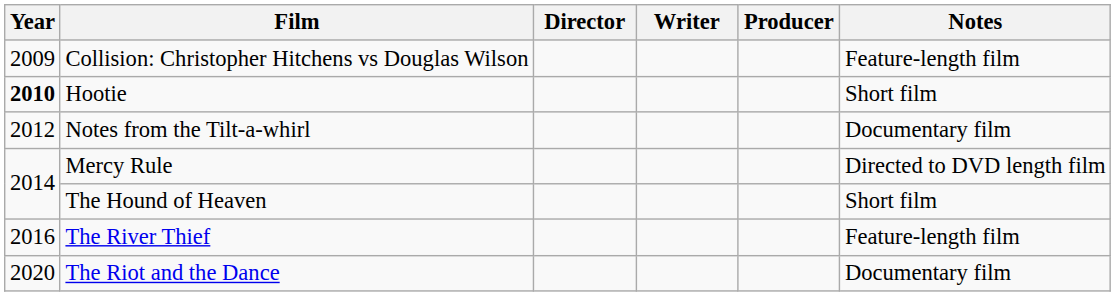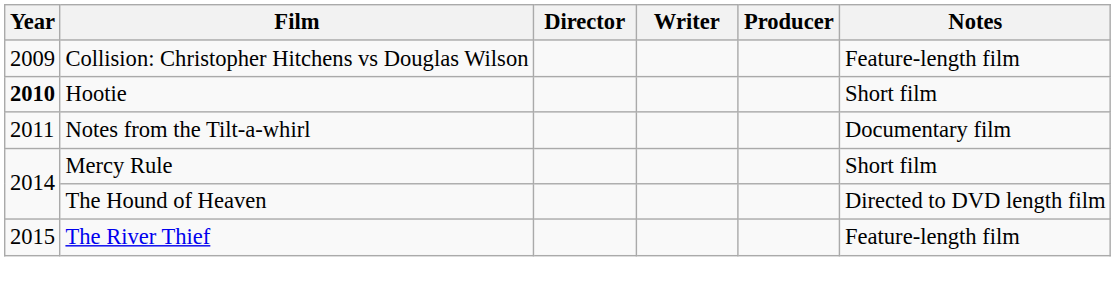(32, 129) 2012 -> (32, 129) 2011
(975, 165) Directed to DVD length film -> (891, 165) Short film
(891, 201) Short film -> (975, 201) Directed to DVD length film
(32, 237) 2016 -> (32, 237) 2015
- row: (173, 272)
